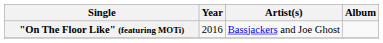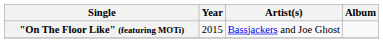(212, 29) 2016 -> (212, 29) 2015
